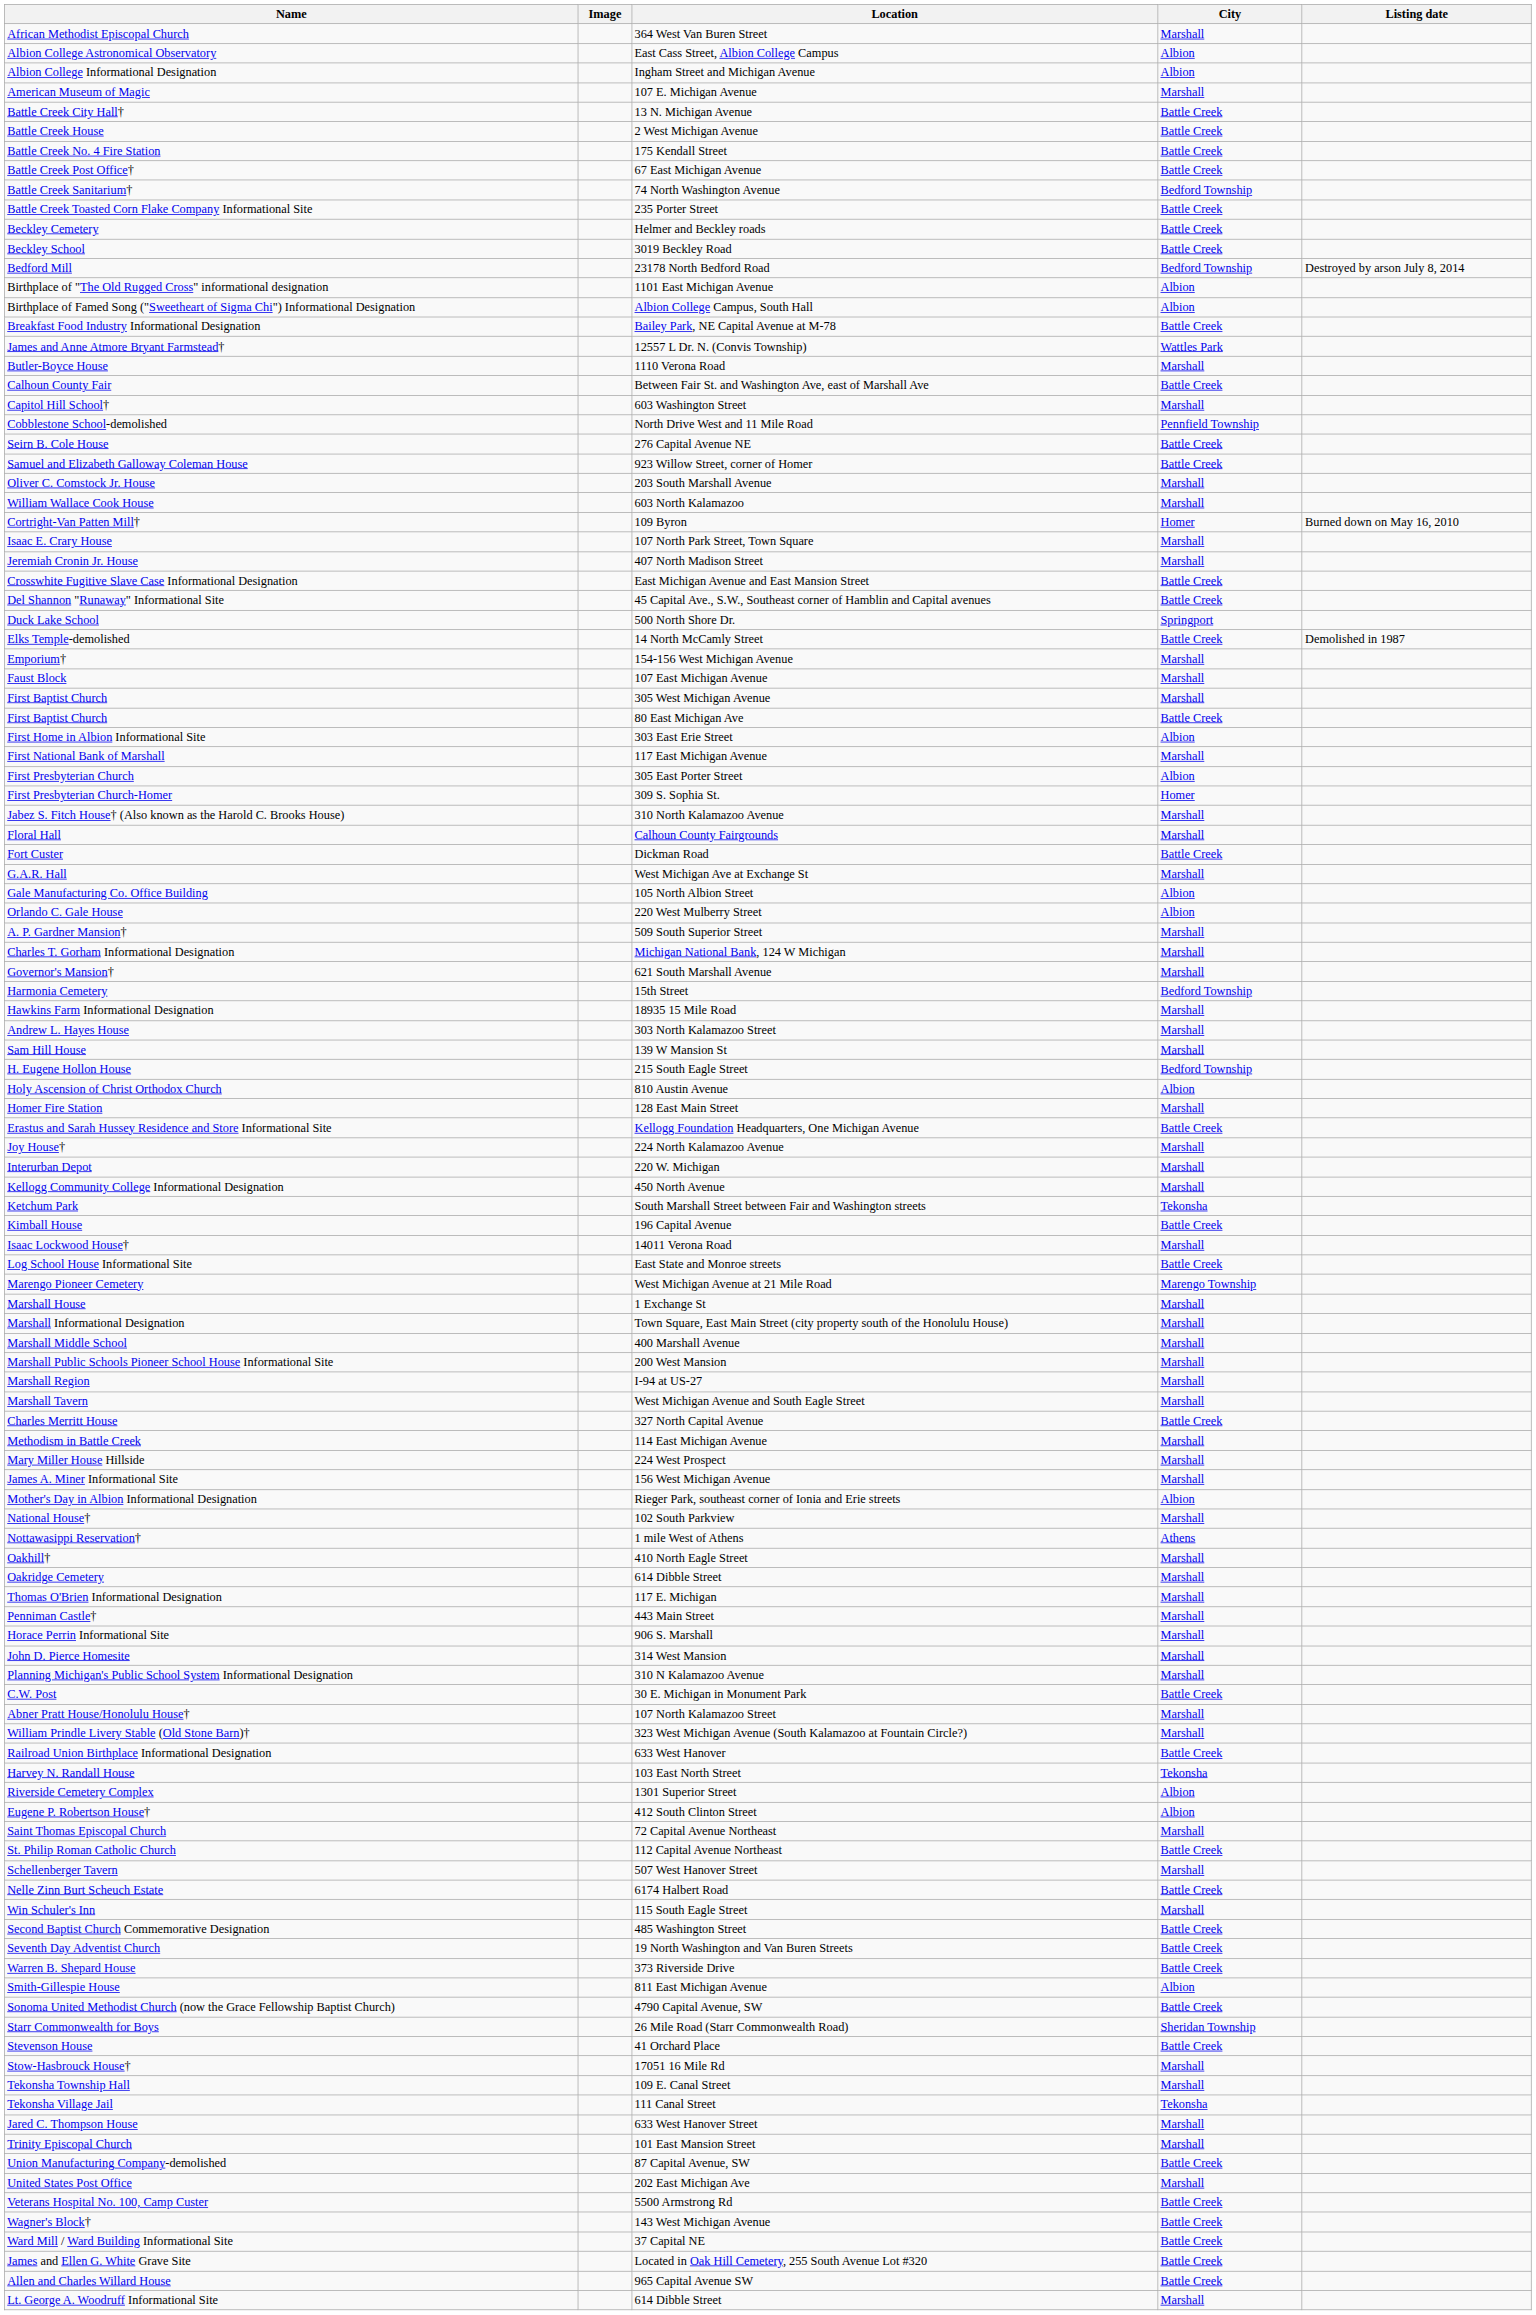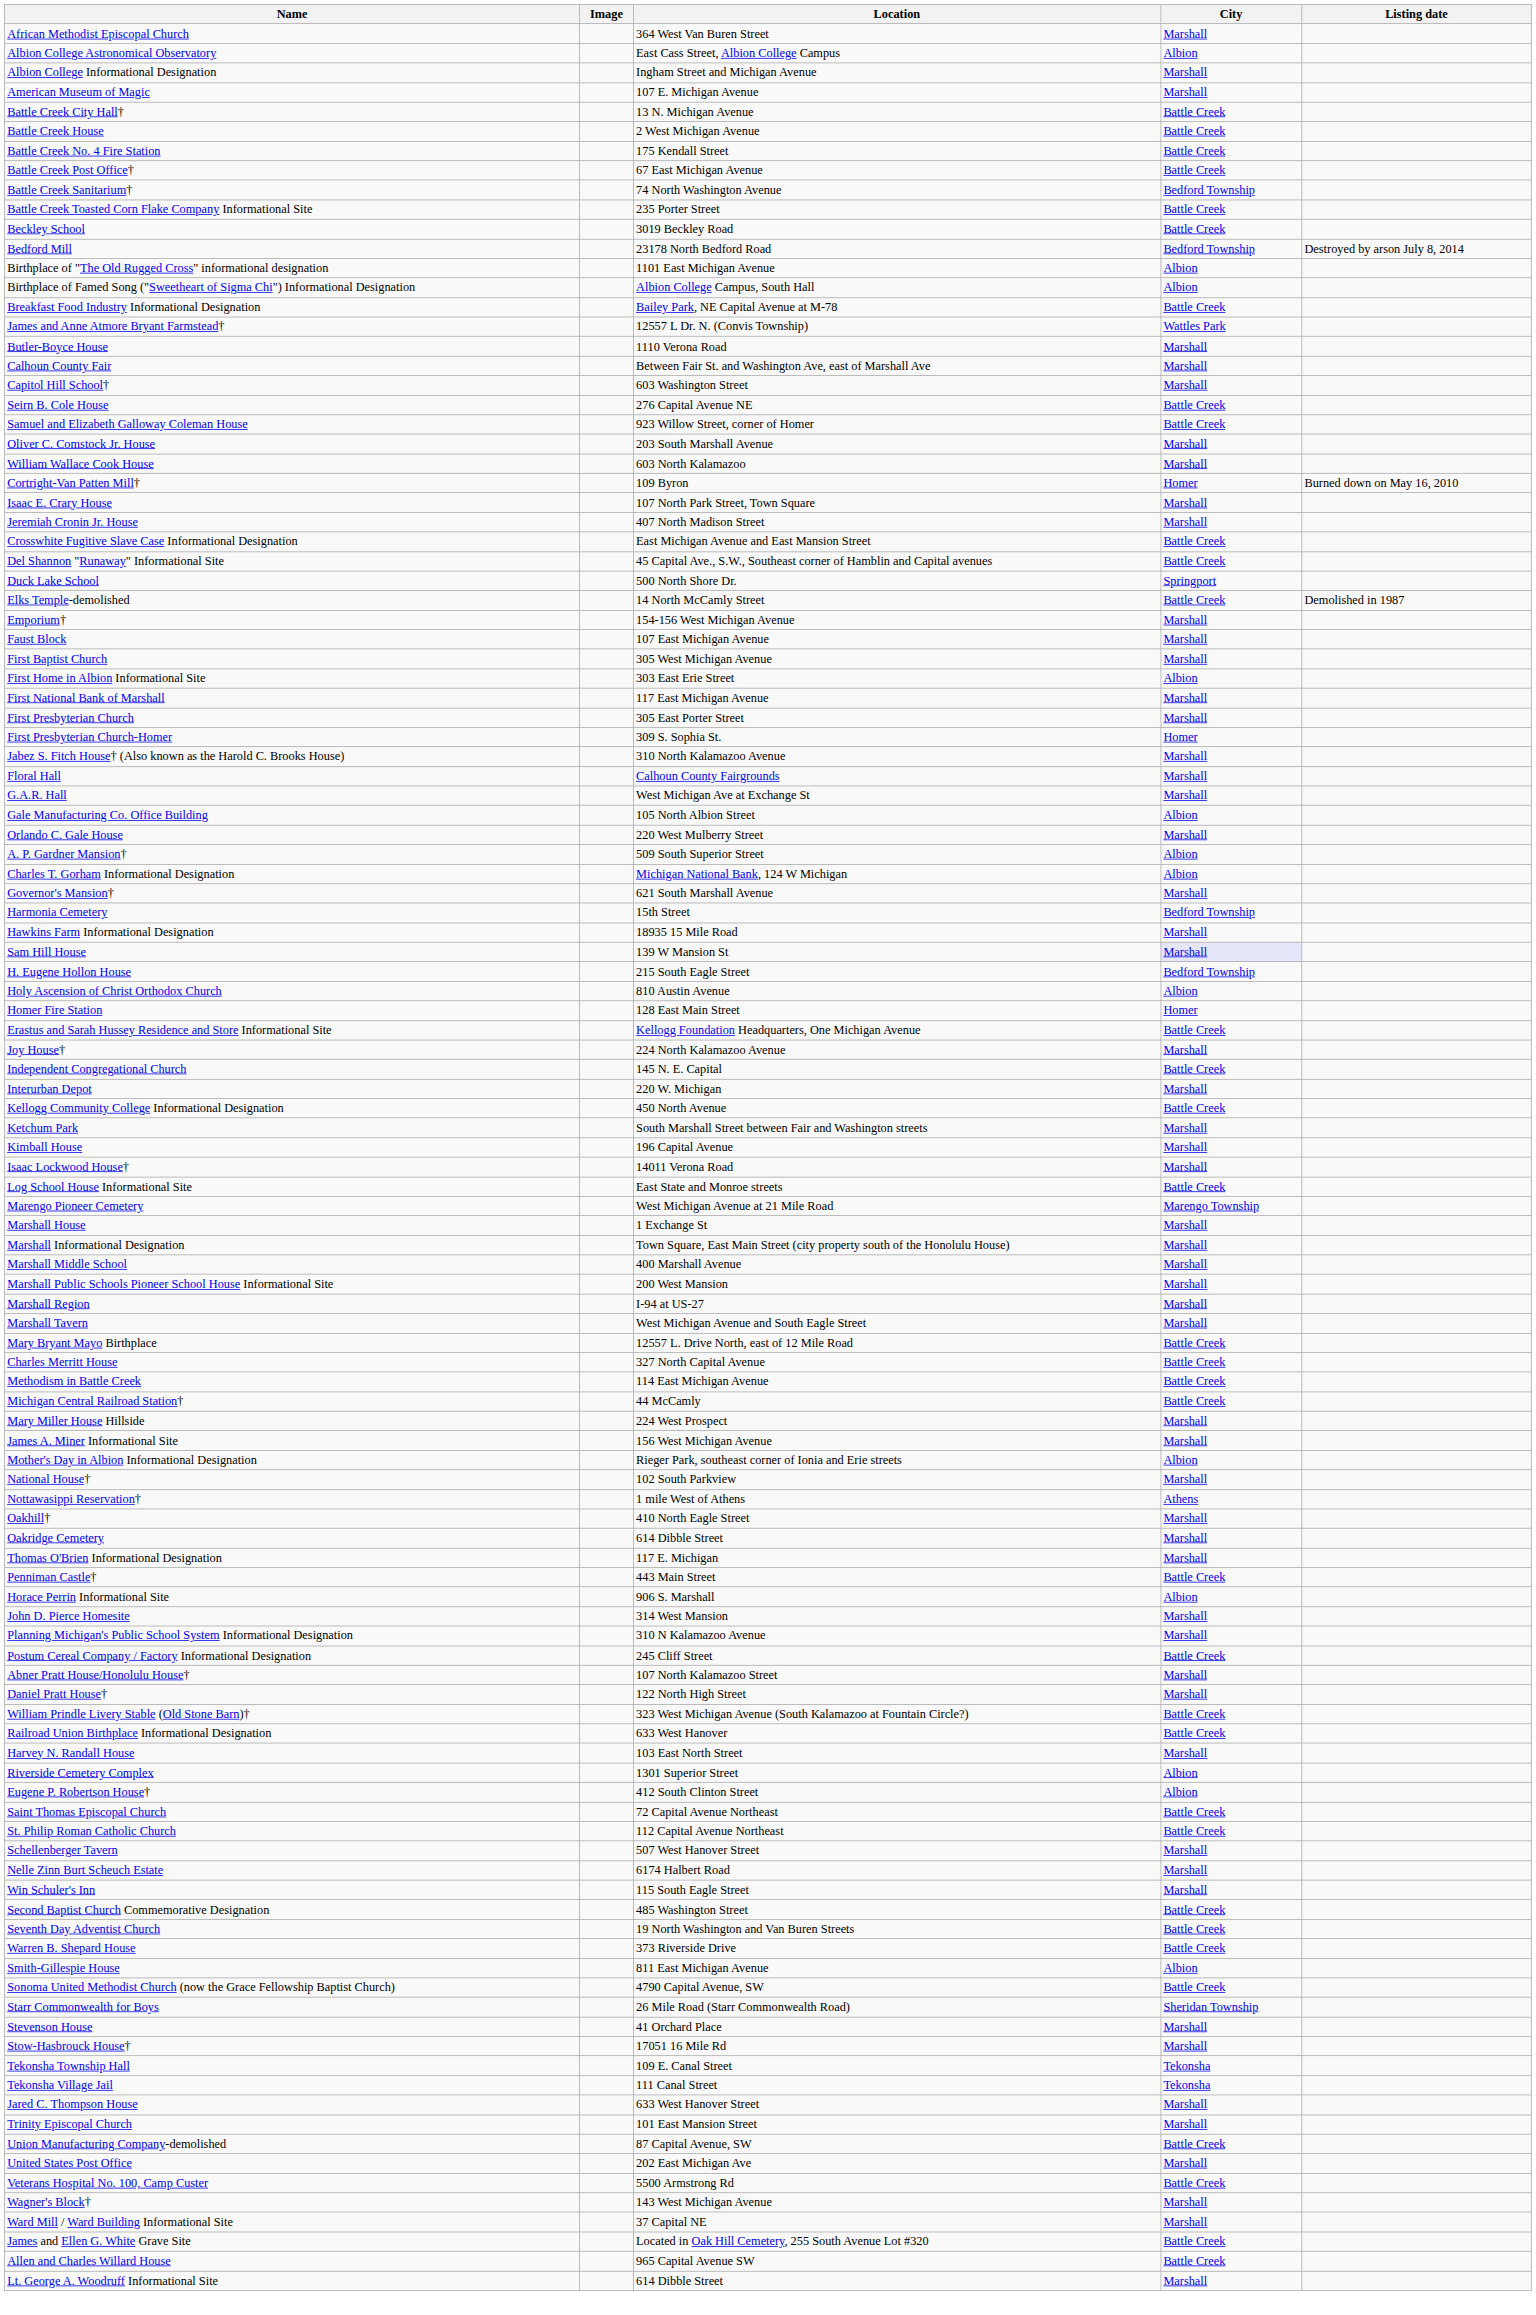(1178, 72) Albion -> (1185, 72) Marshall
- row: (53, 229)
(1191, 385) Battle Creek -> (1185, 365) Marshall
- row: (87, 424)
- row: (57, 717)
(1178, 776) Albion -> (1185, 717) Marshall
- row: (35, 854)
(1178, 913) Albion -> (1185, 834) Marshall
(1182, 932) Marshall -> (1180, 854) Albion
(1182, 952) Marshall -> (1180, 873) Albion
- row: (68, 1030)
(1182, 1049) no background -> (1185, 952) lavender background
(1182, 1108) Marshall -> (1180, 1010) Homer
+ row: (97, 1069)
(1182, 1186) Marshall -> (1194, 1108) Battle Creek
(1184, 1206) Tekonsha -> (1185, 1127) Marshall
(1191, 1225) Battle Creek -> (1185, 1147) Marshall
+ row: (82, 1342)
(1182, 1440) Marshall -> (1194, 1381) Battle Creek
+ row: (95, 1401)
(1182, 1616) Marshall -> (1194, 1577) Battle Creek
(1182, 1635) Marshall -> (1180, 1596) Albion
- row: (32, 1694)
+ row: (159, 1655)
+ row: (57, 1694)
(1182, 1733) Marshall -> (1194, 1714) Battle Creek
(1184, 1772) Tekonsha -> (1185, 1753) Marshall
(1182, 1831) Marshall -> (1194, 1811) Battle Creek
(1191, 1889) Battle Creek -> (1185, 1870) Marshall
(1191, 2046) Battle Creek -> (1185, 2026) Marshall
(1182, 2085) Marshall -> (1187, 2065) Tekonsha
(1191, 2222) Battle Creek -> (1185, 2202) Marshall
(1191, 2241) Battle Creek -> (1185, 2222) Marshall
